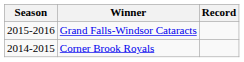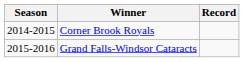rows swapped: (107, 48) <-> (128, 30)
